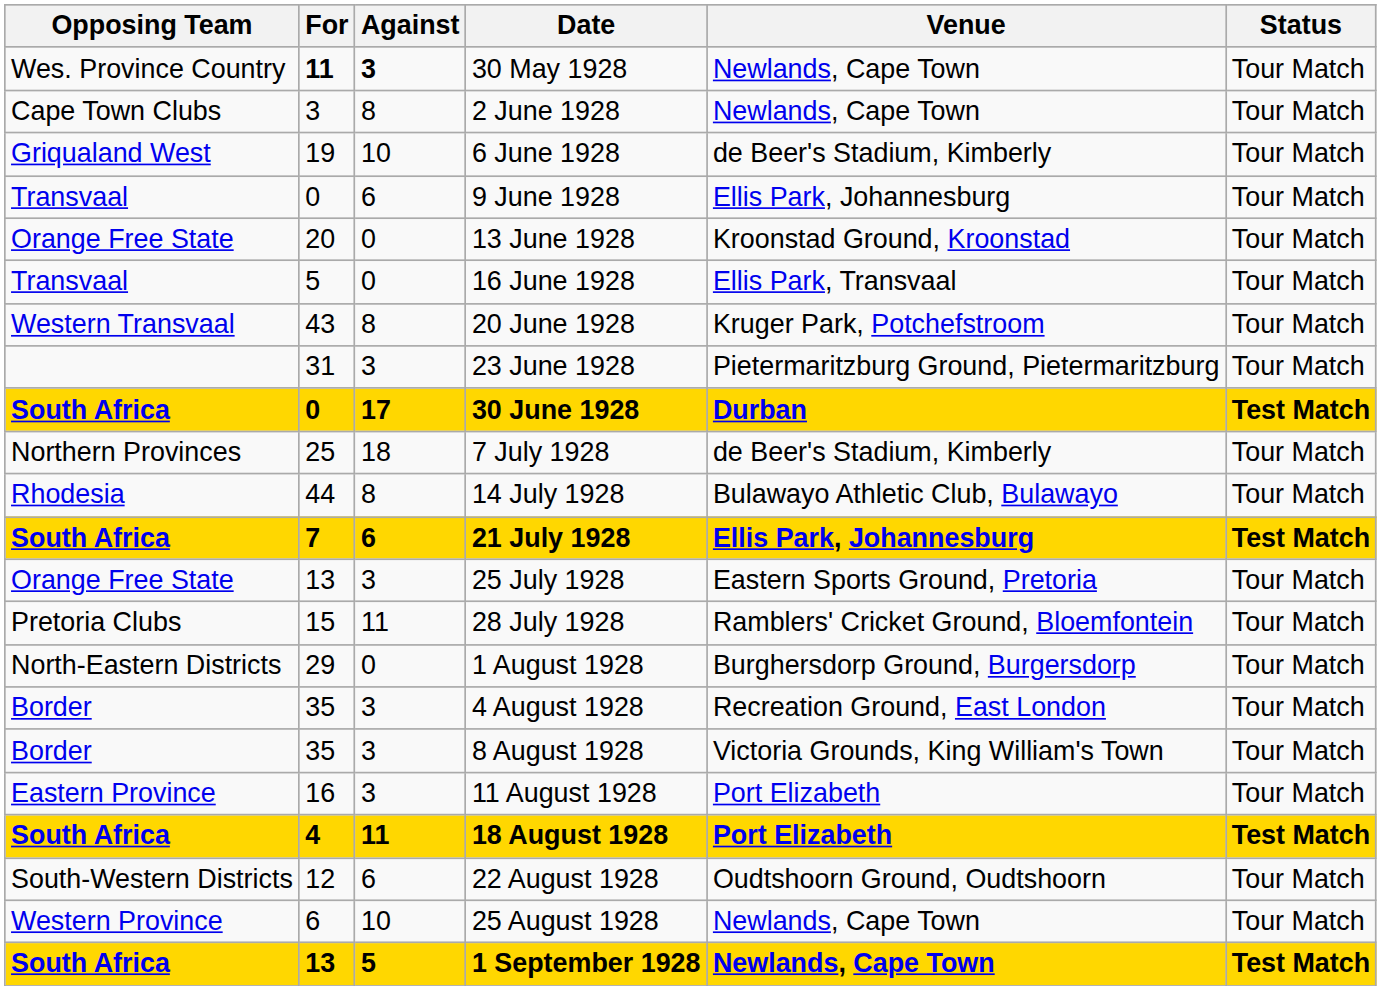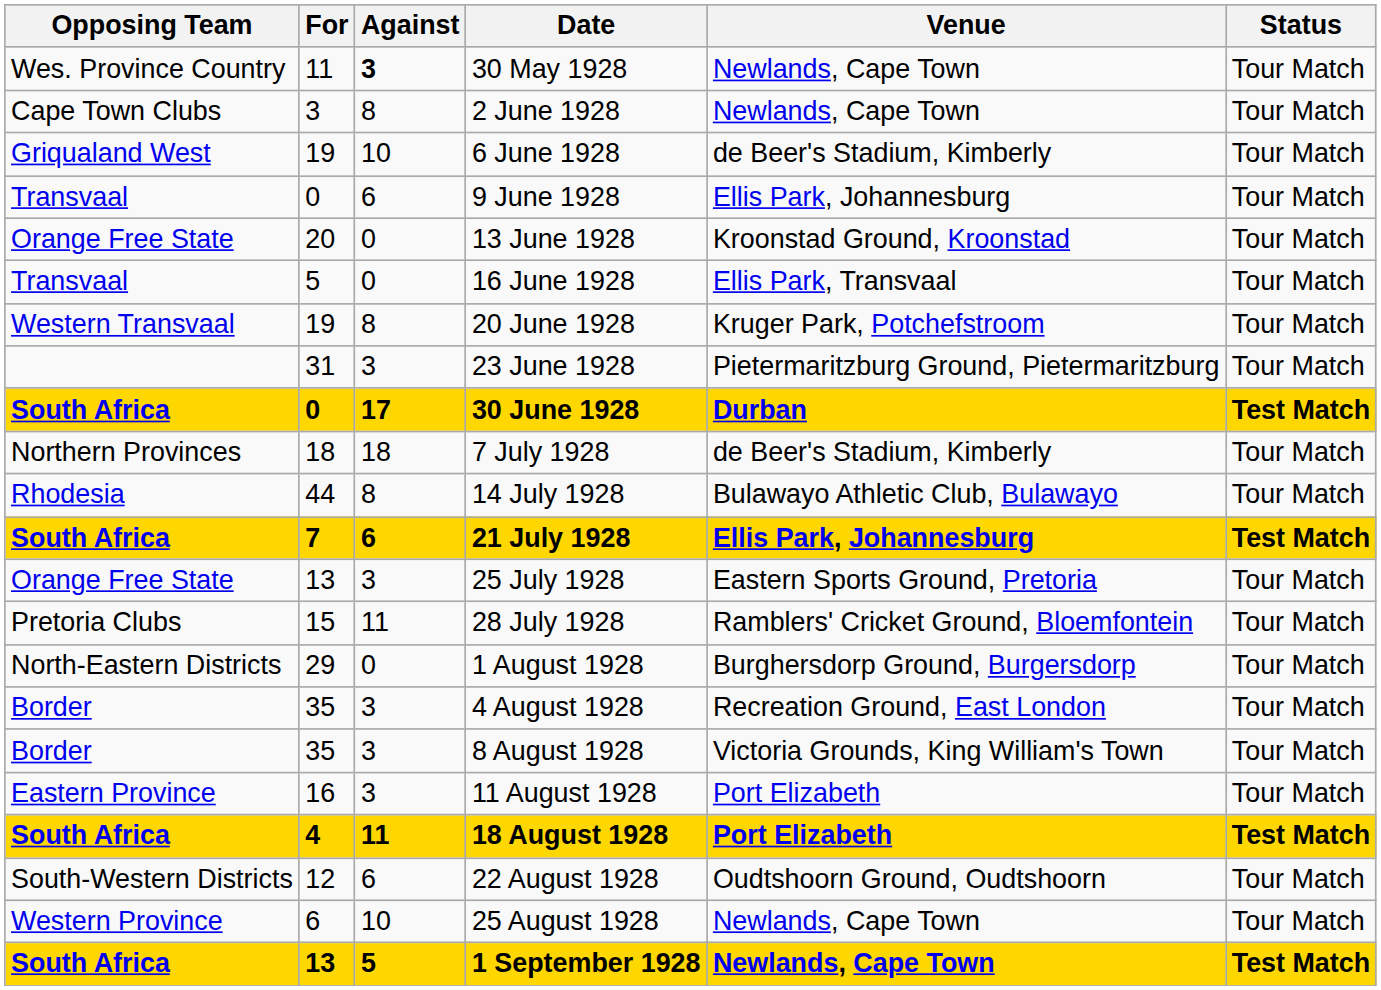(319, 68) bold -> (319, 68) normal
(320, 324) 43 -> (320, 324) 19
(320, 452) 25 -> (320, 452) 18
